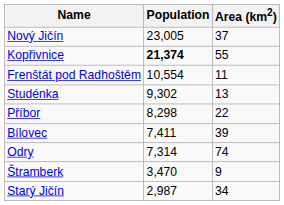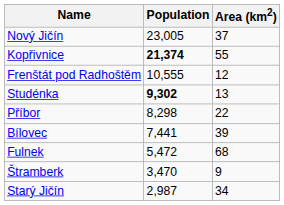(165, 75) 10,554 -> (165, 75) 10,555
(221, 75) 11 -> (222, 75) 12
(162, 94) normal -> (162, 94) bold
(161, 133) 7,411 -> (162, 133) 7,441
- row: (20, 152)
+ row: (25, 152)
